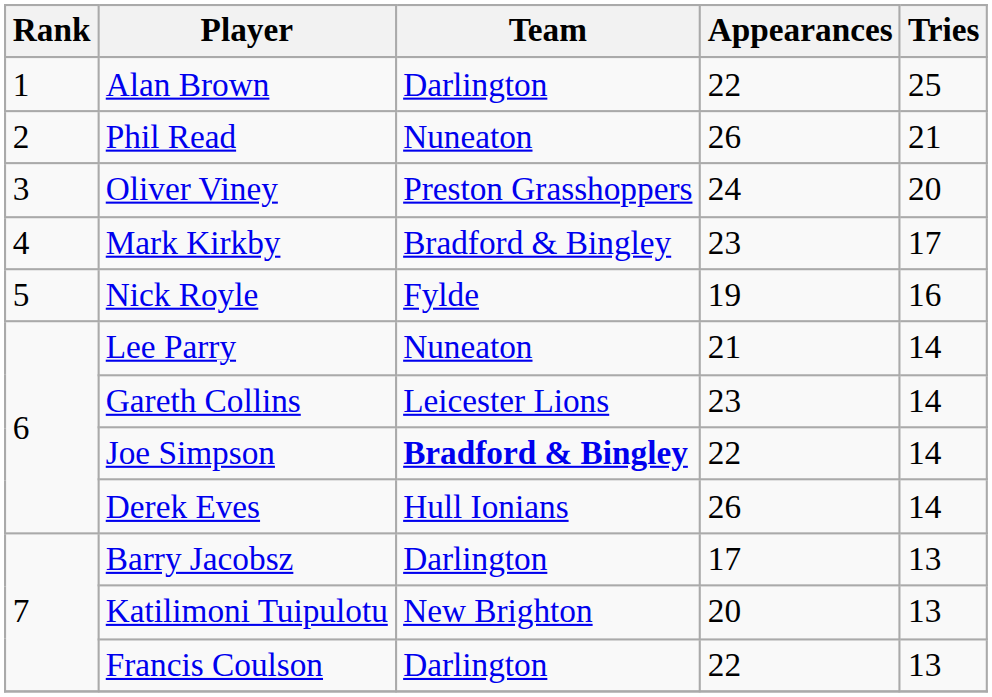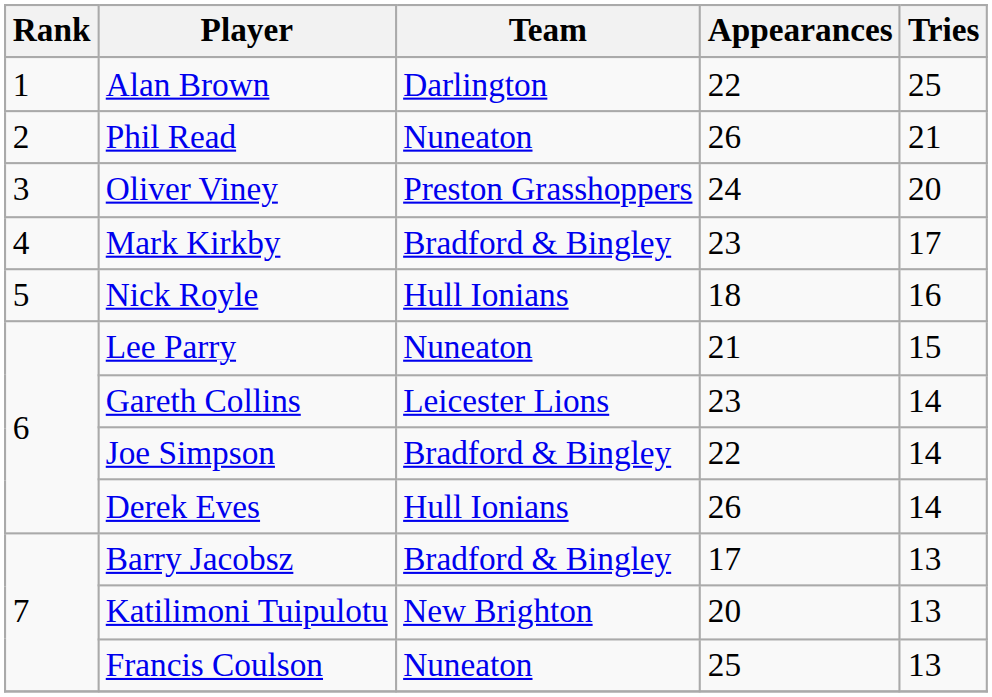(441, 294) Fylde -> (486, 294) Hull Ionians
(724, 294) 19 -> (724, 294) 18
(925, 347) 14 -> (925, 347) 15
(545, 453) bold -> (537, 453) normal
(475, 558) Darlington -> (537, 558) Bradford & Bingley
(475, 664) Darlington -> (468, 664) Nuneaton
(724, 664) 22 -> (724, 664) 25
